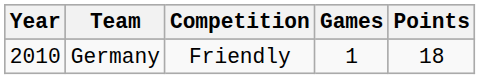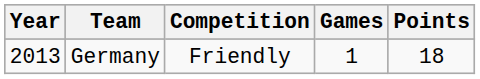(35, 57) 2010 -> (35, 57) 2013
